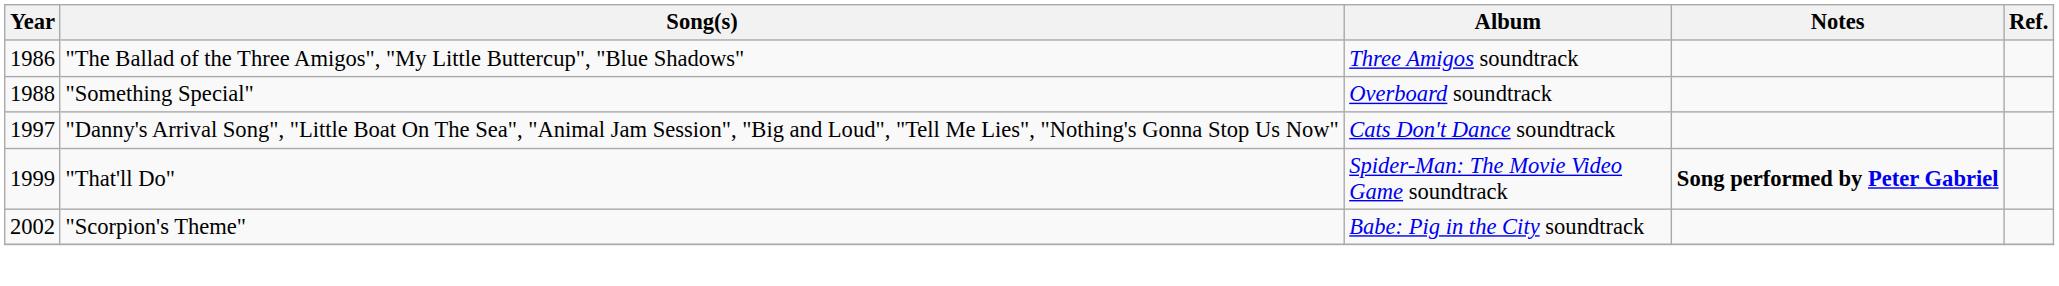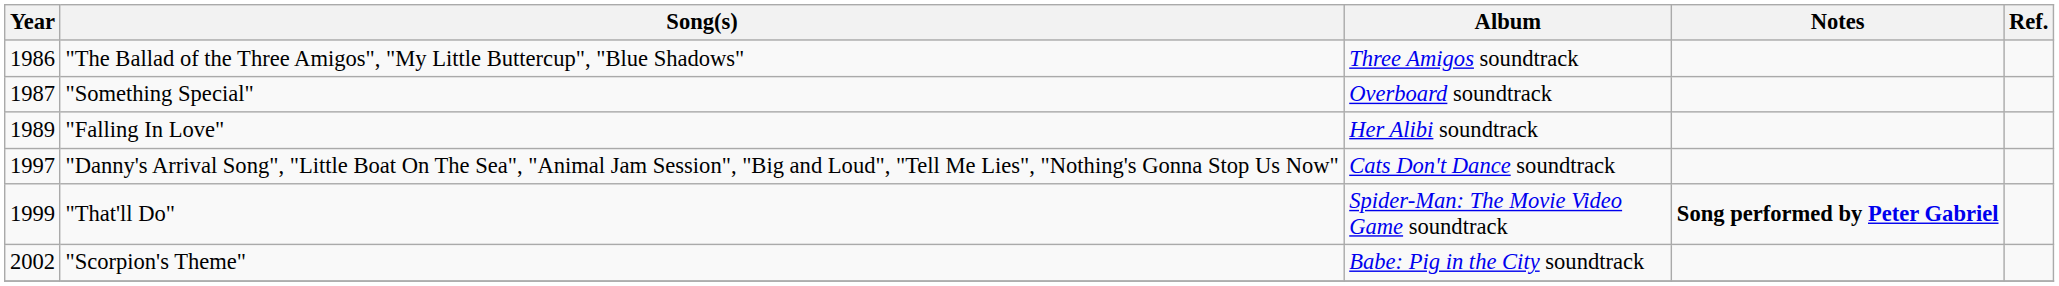(32, 93) 1988 -> (32, 93) 1987
+ row: (145, 129)
